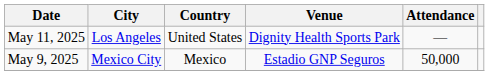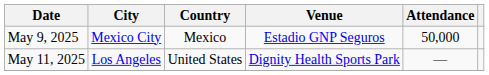rows swapped: (43, 59) <-> (46, 37)
